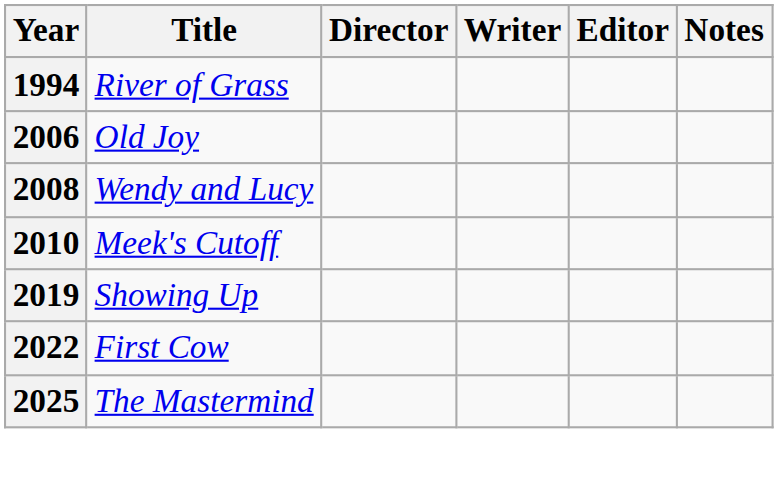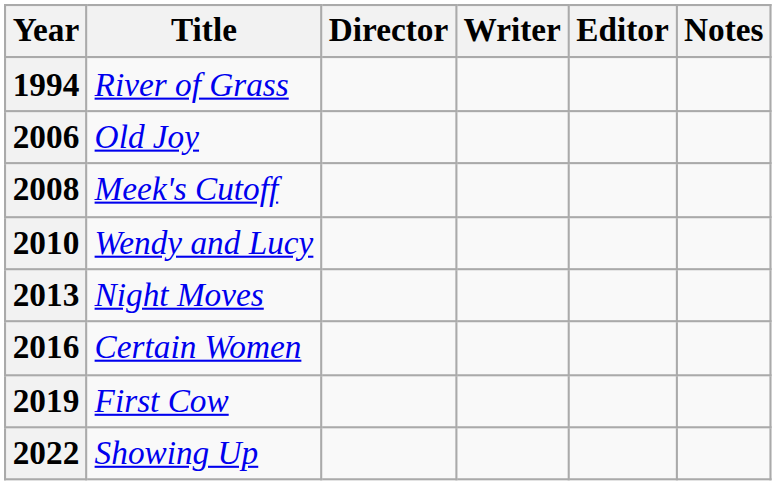(204, 189) Wendy and Lucy -> (186, 189) Meek's Cutoff
(186, 242) Meek's Cutoff -> (204, 242) Wendy and Lucy
+ row: (46, 294)
+ row: (46, 347)
(176, 294) Showing Up -> (162, 400) First Cow
(162, 347) First Cow -> (176, 453) Showing Up
- row: (46, 400)
